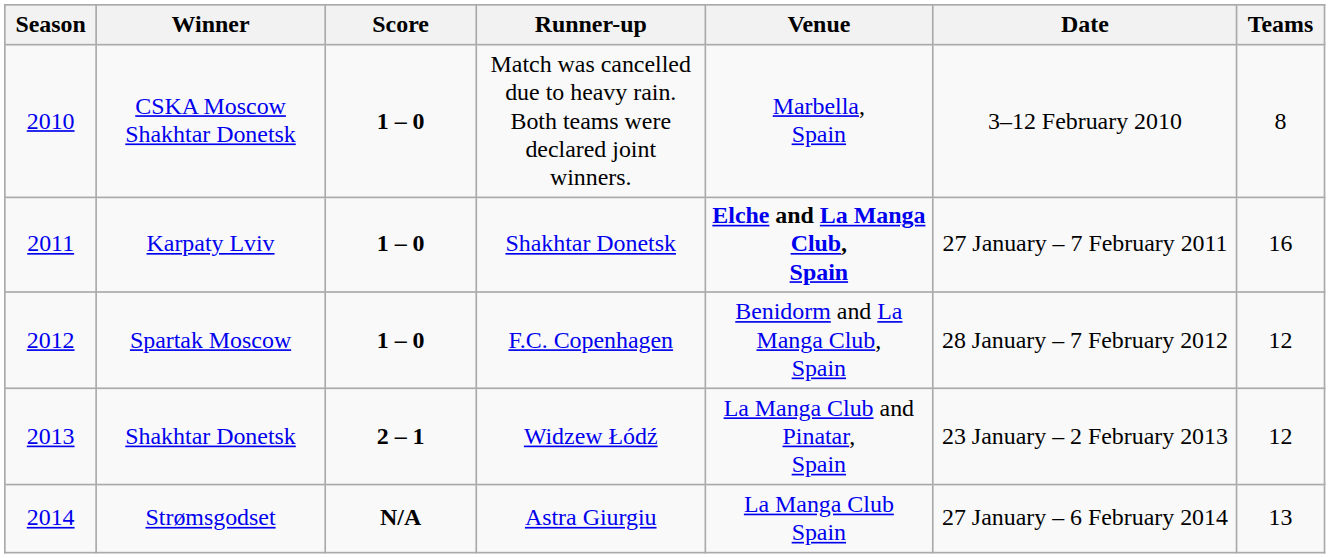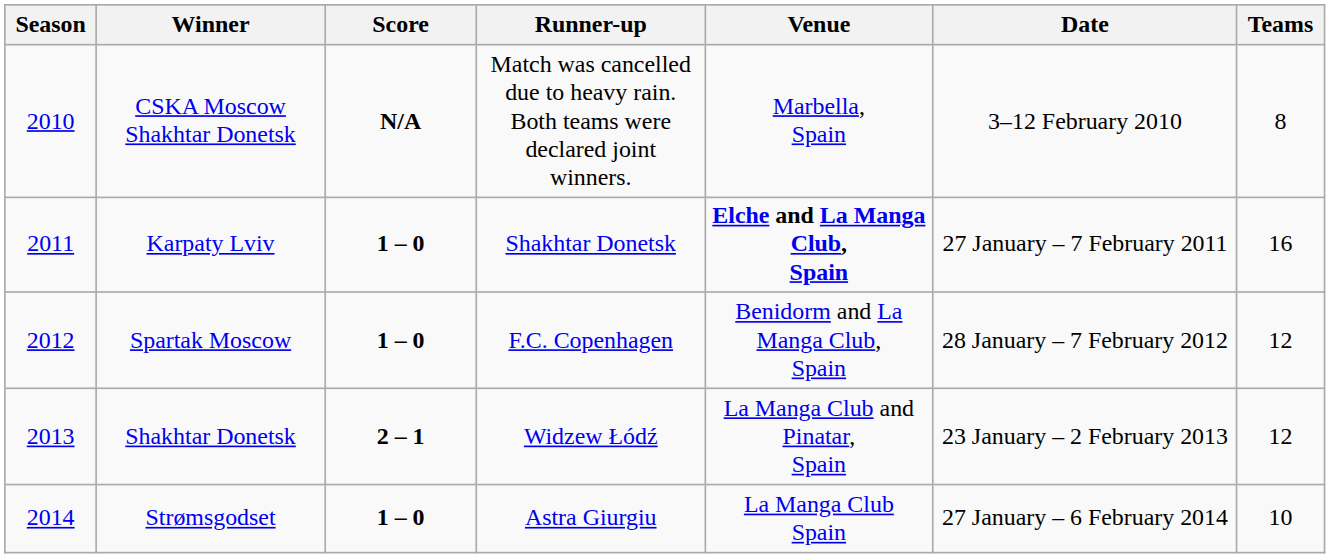(401, 120) 1 – 0 -> (401, 120) N/A
(401, 518) N/A -> (401, 518) 1 – 0
(1280, 518) 13 -> (1280, 518) 10
